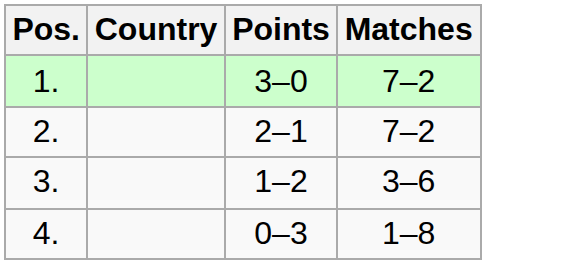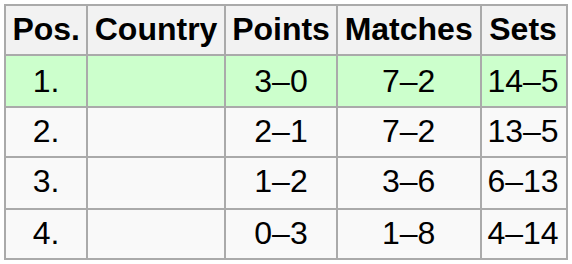+ column: (523, 29)
